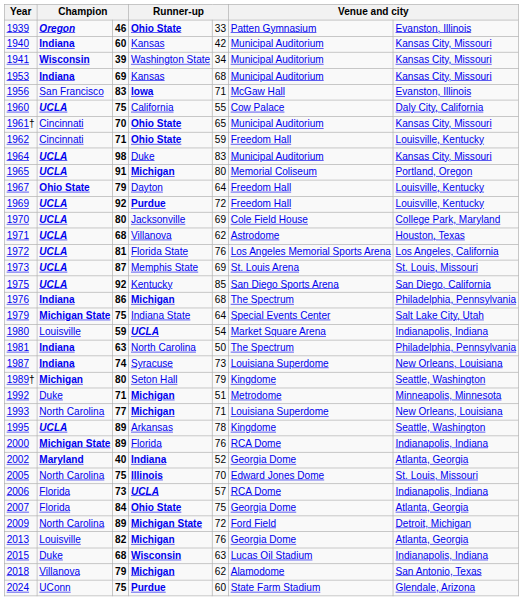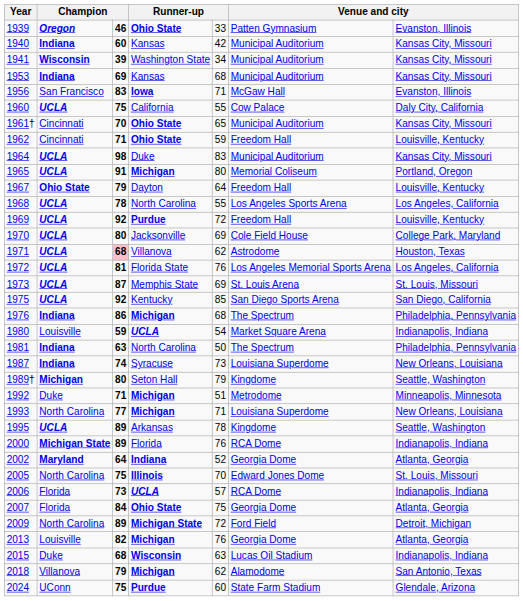+ row: (18, 204)
(121, 236) no background -> (121, 252) pink background
- row: (18, 316)
(121, 460) 40 -> (121, 460) 64
